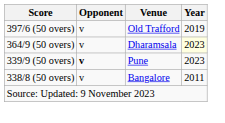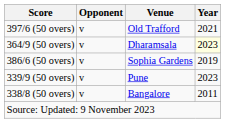(194, 28) 2019 -> (208, 28) 2021
+ row: (41, 61)
(82, 61) bold -> (82, 77) normal
